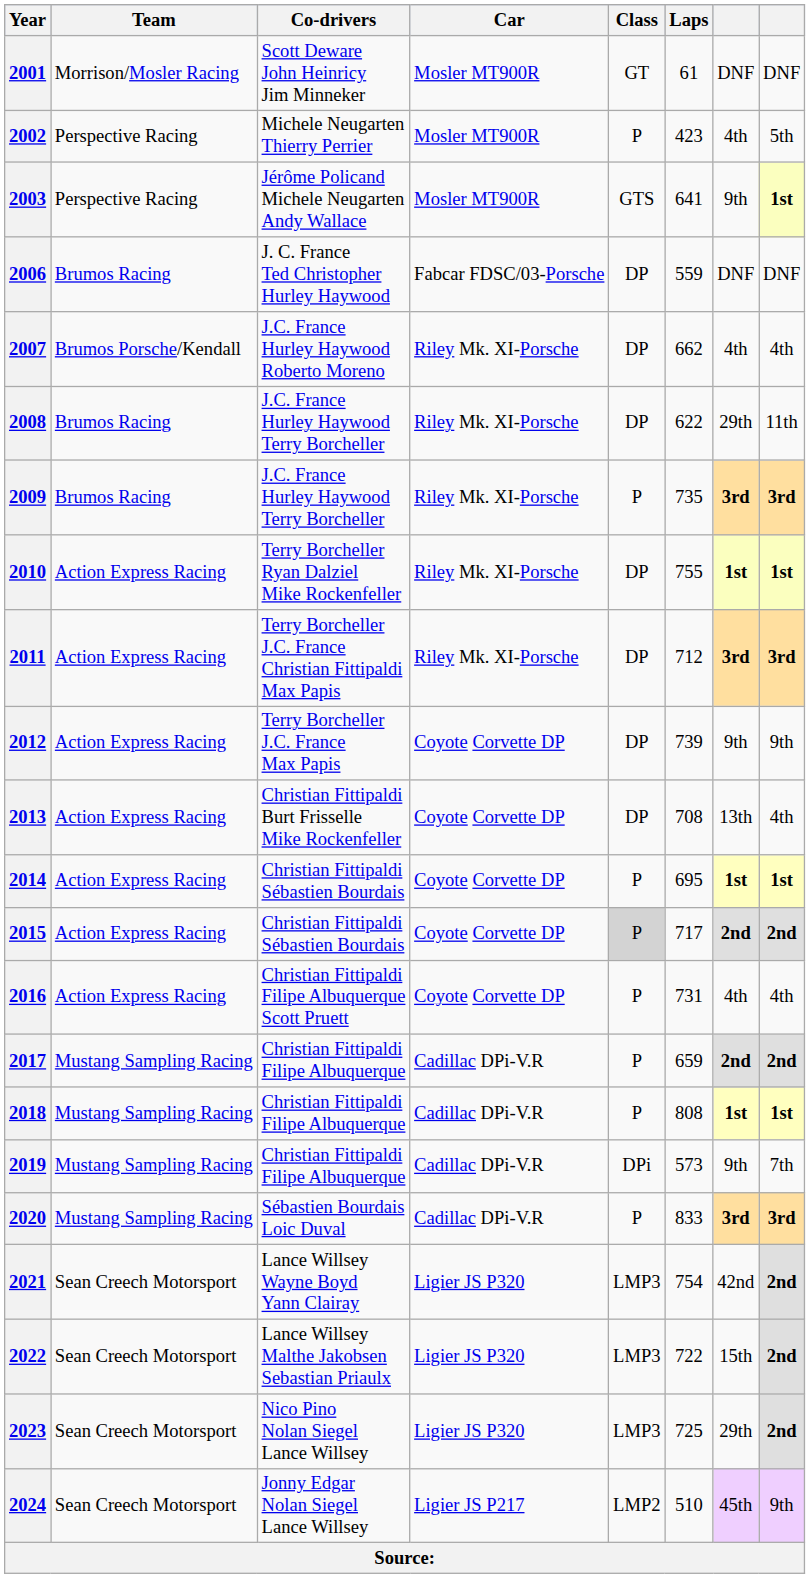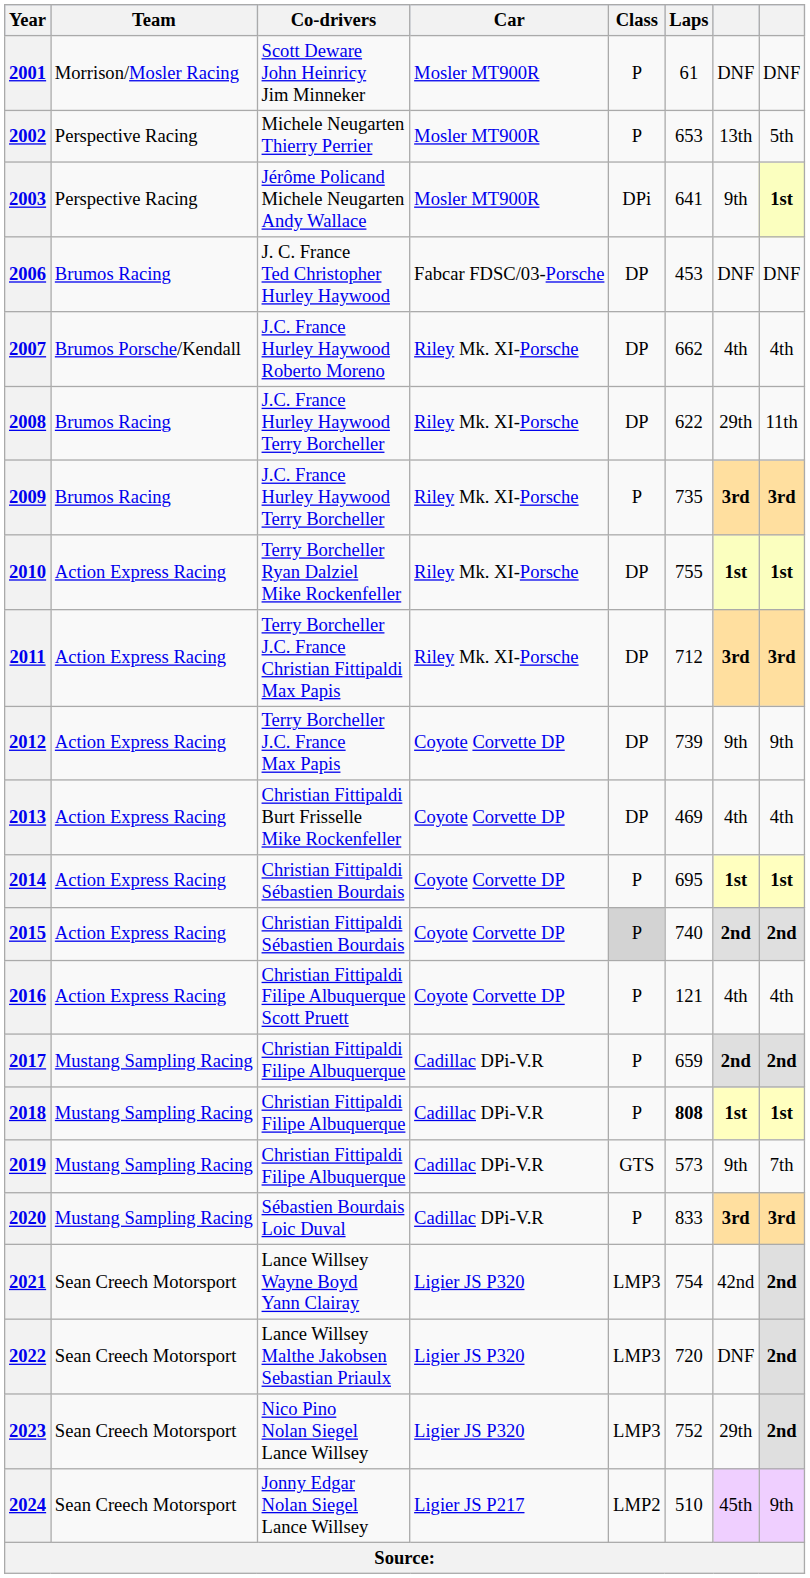(637, 72) GT -> (637, 72) P
(689, 136) 423 -> (689, 136) 653
(736, 136) 4th -> (736, 136) 13th
(637, 199) GTS -> (637, 199) DPi
(689, 274) 559 -> (689, 274) 453
(689, 817) 708 -> (689, 817) 469
(736, 817) 13th -> (736, 817) 4th
(689, 933) 717 -> (689, 933) 740
(689, 997) 731 -> (689, 997) 121
(689, 1113) normal -> (689, 1113) bold
(637, 1166) DPi -> (637, 1166) GTS
(689, 1356) 722 -> (689, 1356) 720
(736, 1356) 15th -> (736, 1356) DNF
(689, 1431) 725 -> (689, 1431) 752
